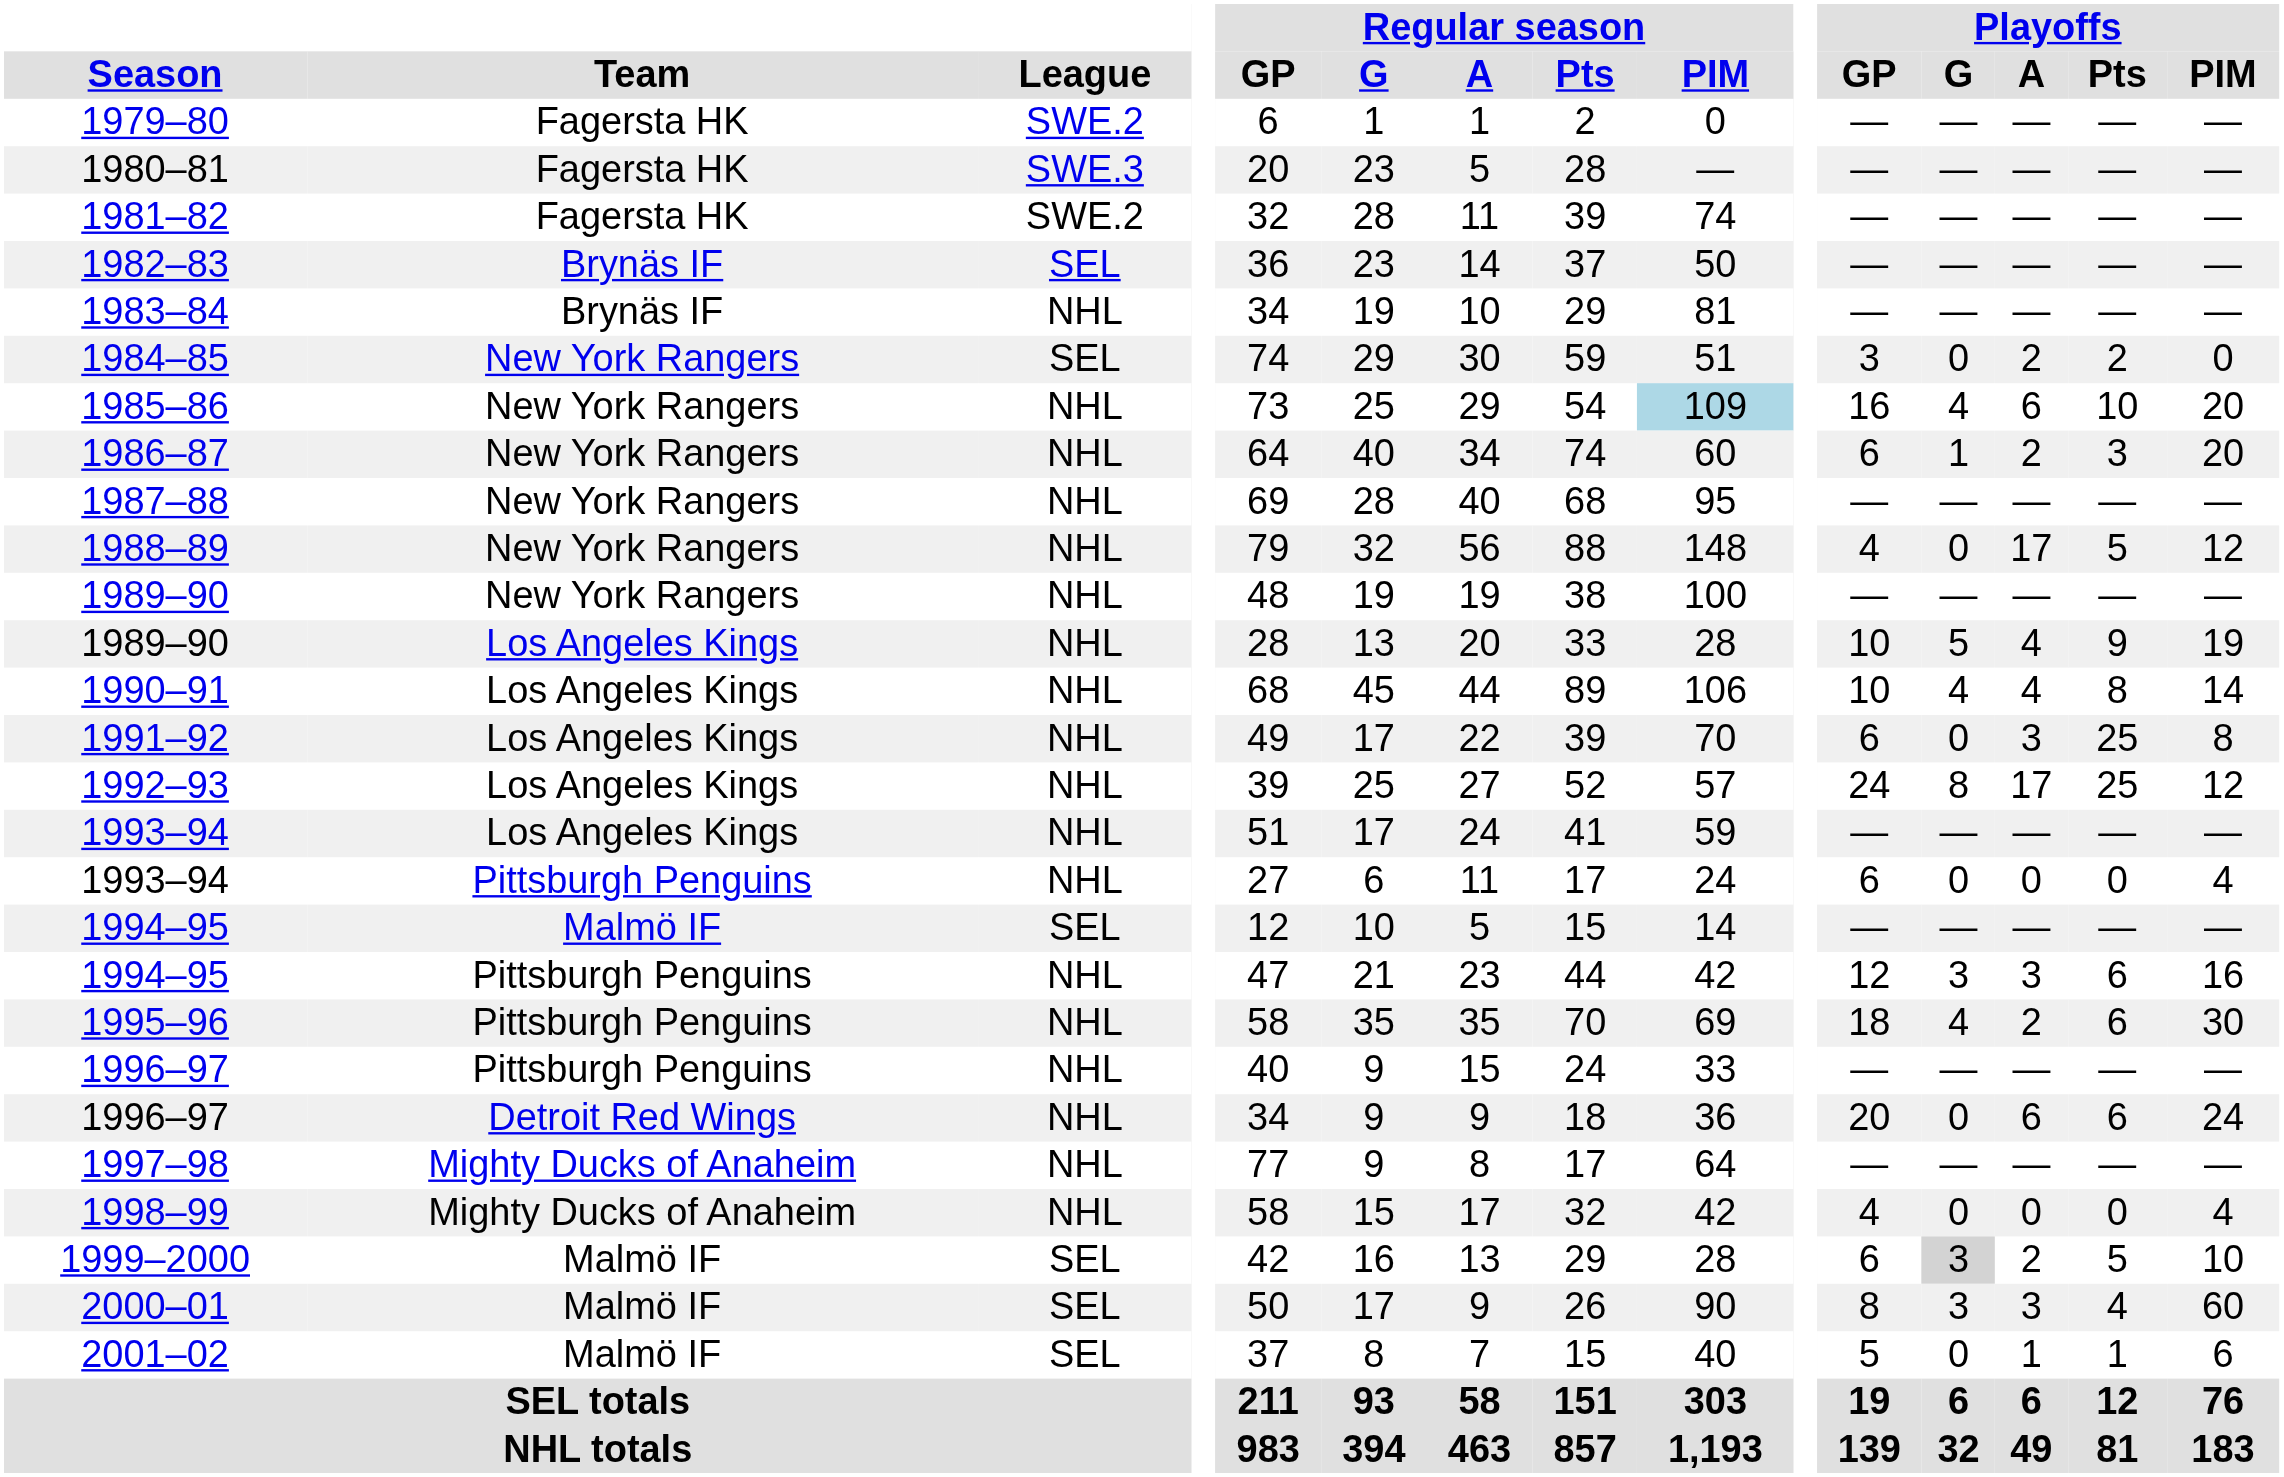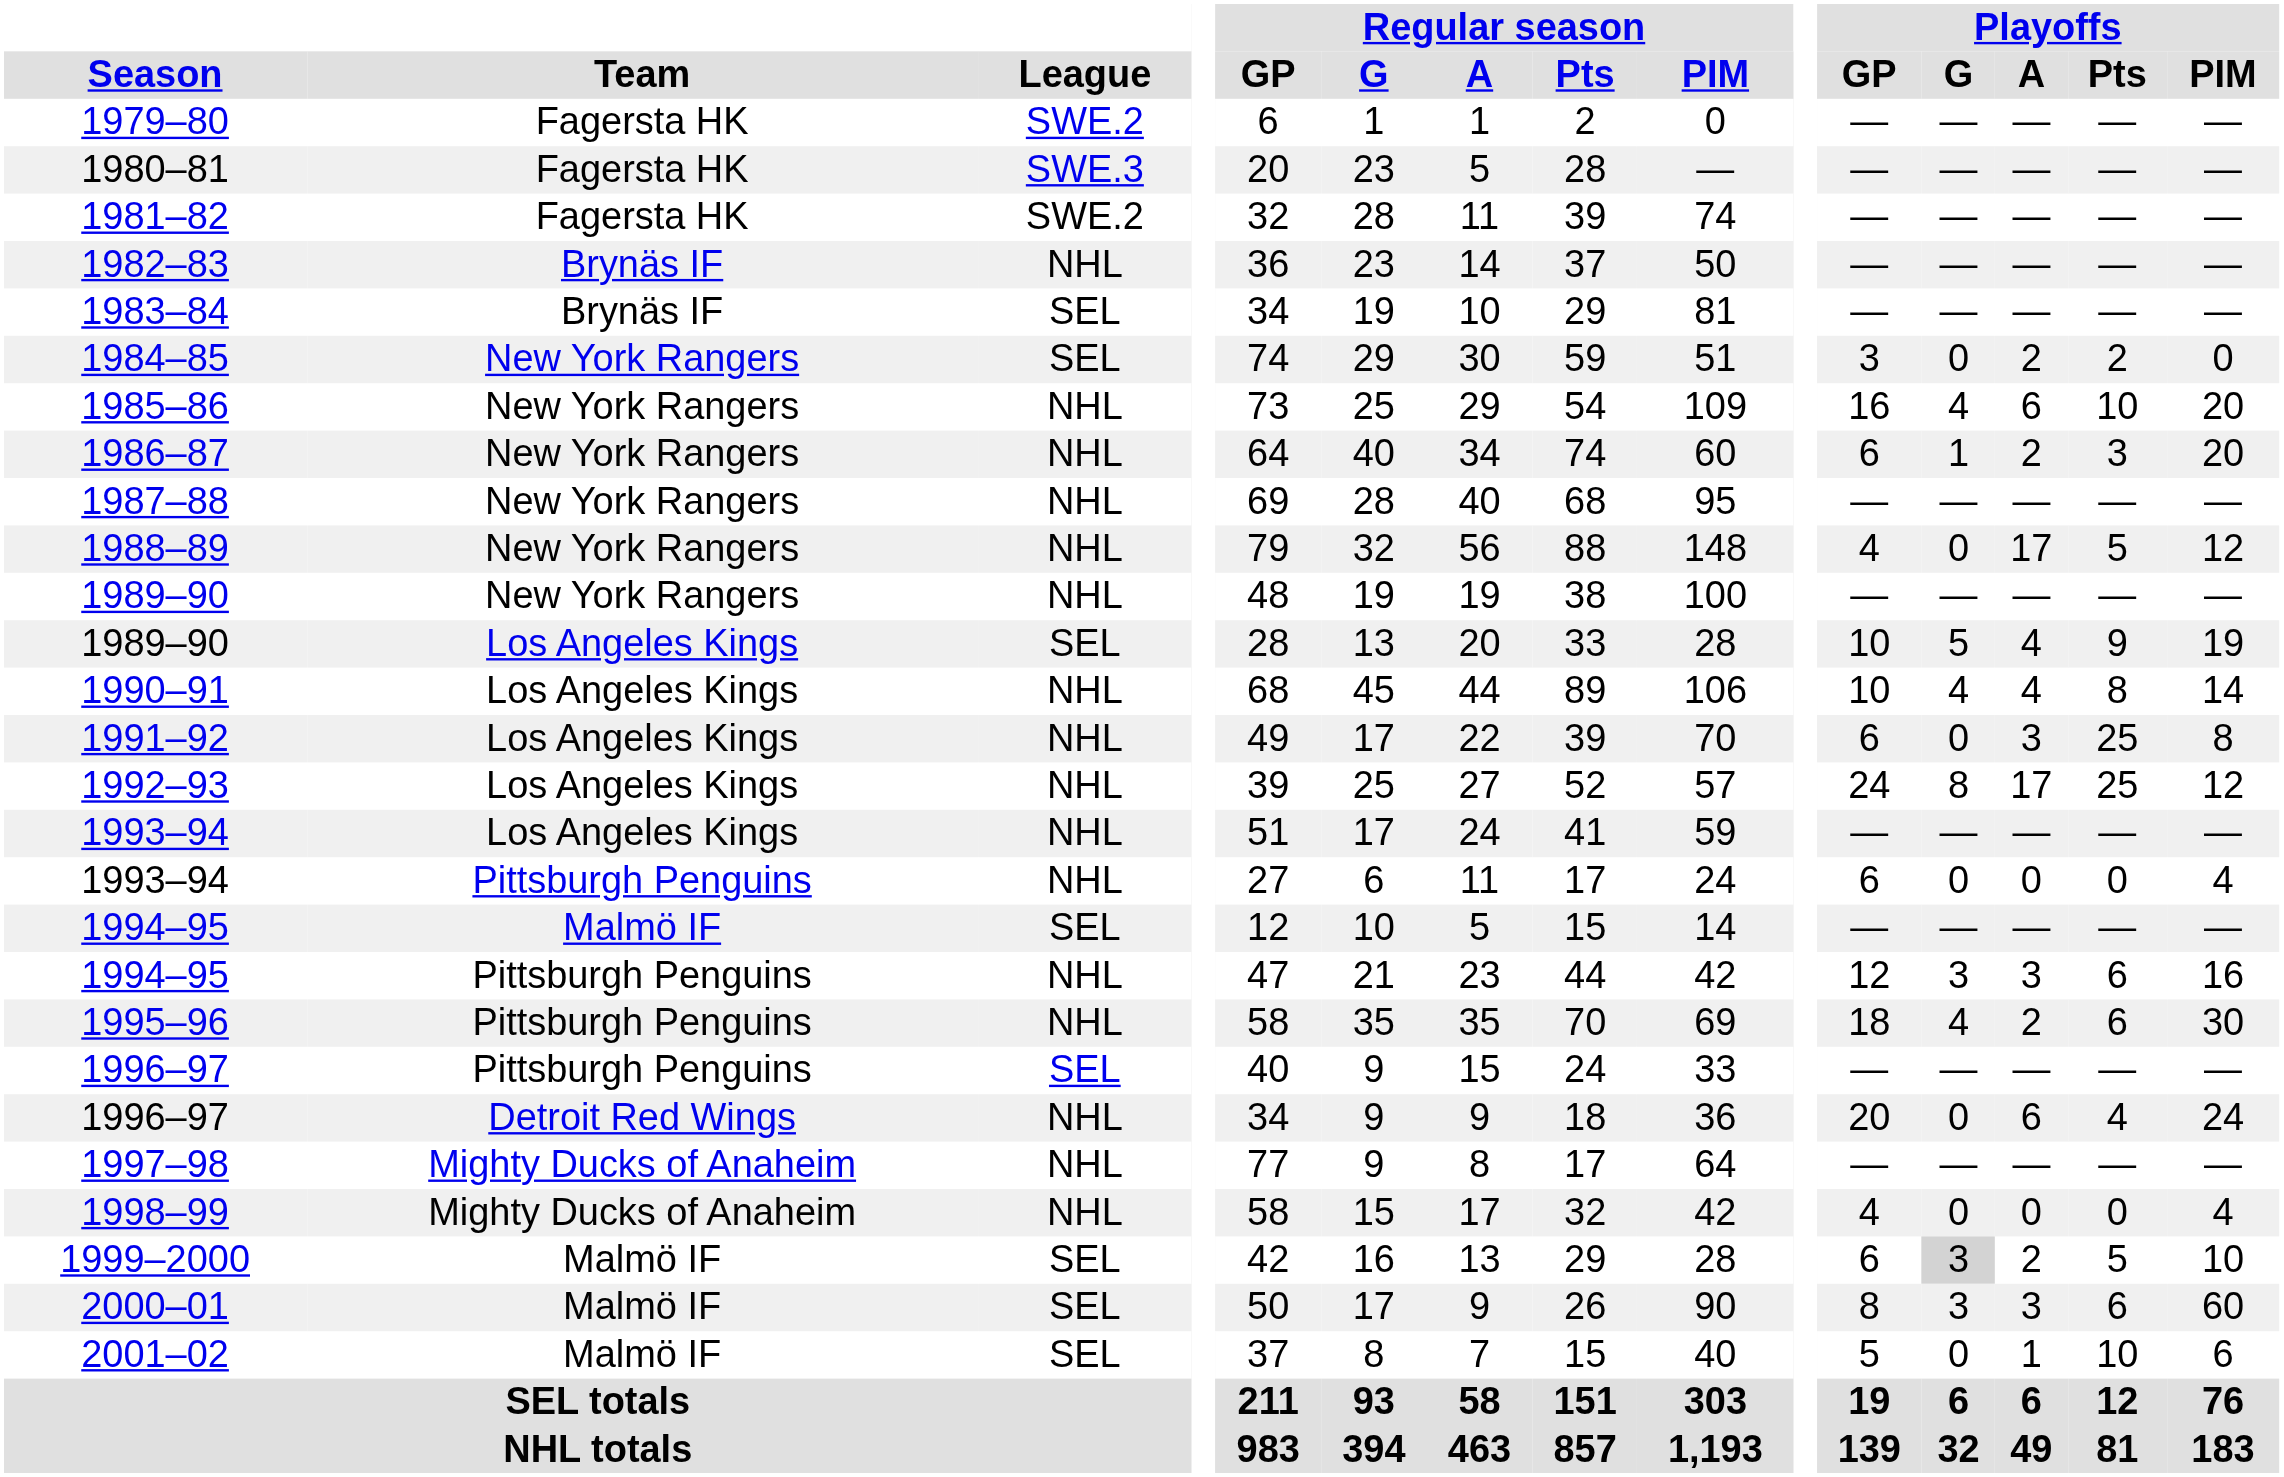(1085, 264) SEL -> (1085, 264) NHL
(1085, 311) NHL -> (1085, 311) SEL
(1715, 406) lightblue background -> (1715, 406) no background
(1085, 643) NHL -> (1085, 643) SEL
(1085, 1069) NHL -> (1085, 1069) SEL
(2117, 1117) 6 -> (2117, 1117) 4
(2117, 1306) 4 -> (2117, 1306) 6
(2117, 1354) 1 -> (2117, 1354) 10
